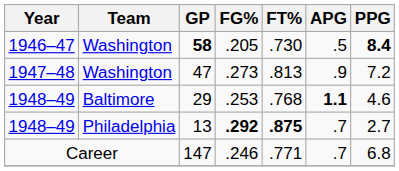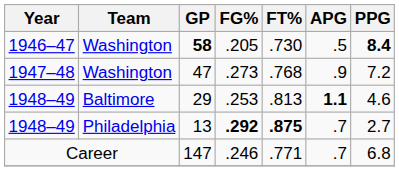(286, 72) .813 -> (286, 72) .768
(286, 99) .768 -> (286, 99) .813
